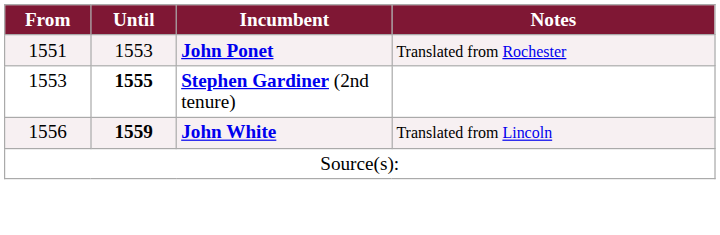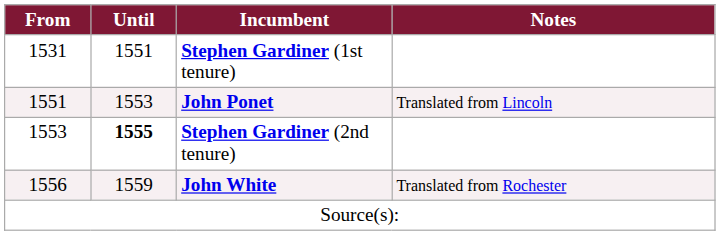+ row: (272, 60)
(481, 51) Translated from Rochester -> (474, 103) Translated from Lincoln
(134, 132) bold -> (134, 184) normal
(474, 133) Translated from Lincoln -> (481, 185) Translated from Rochester
